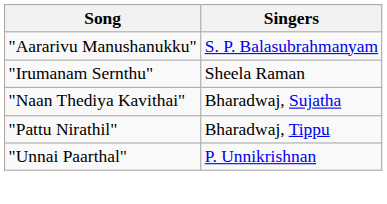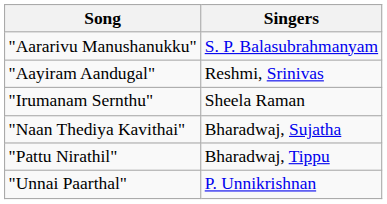+ row: (82, 73)
